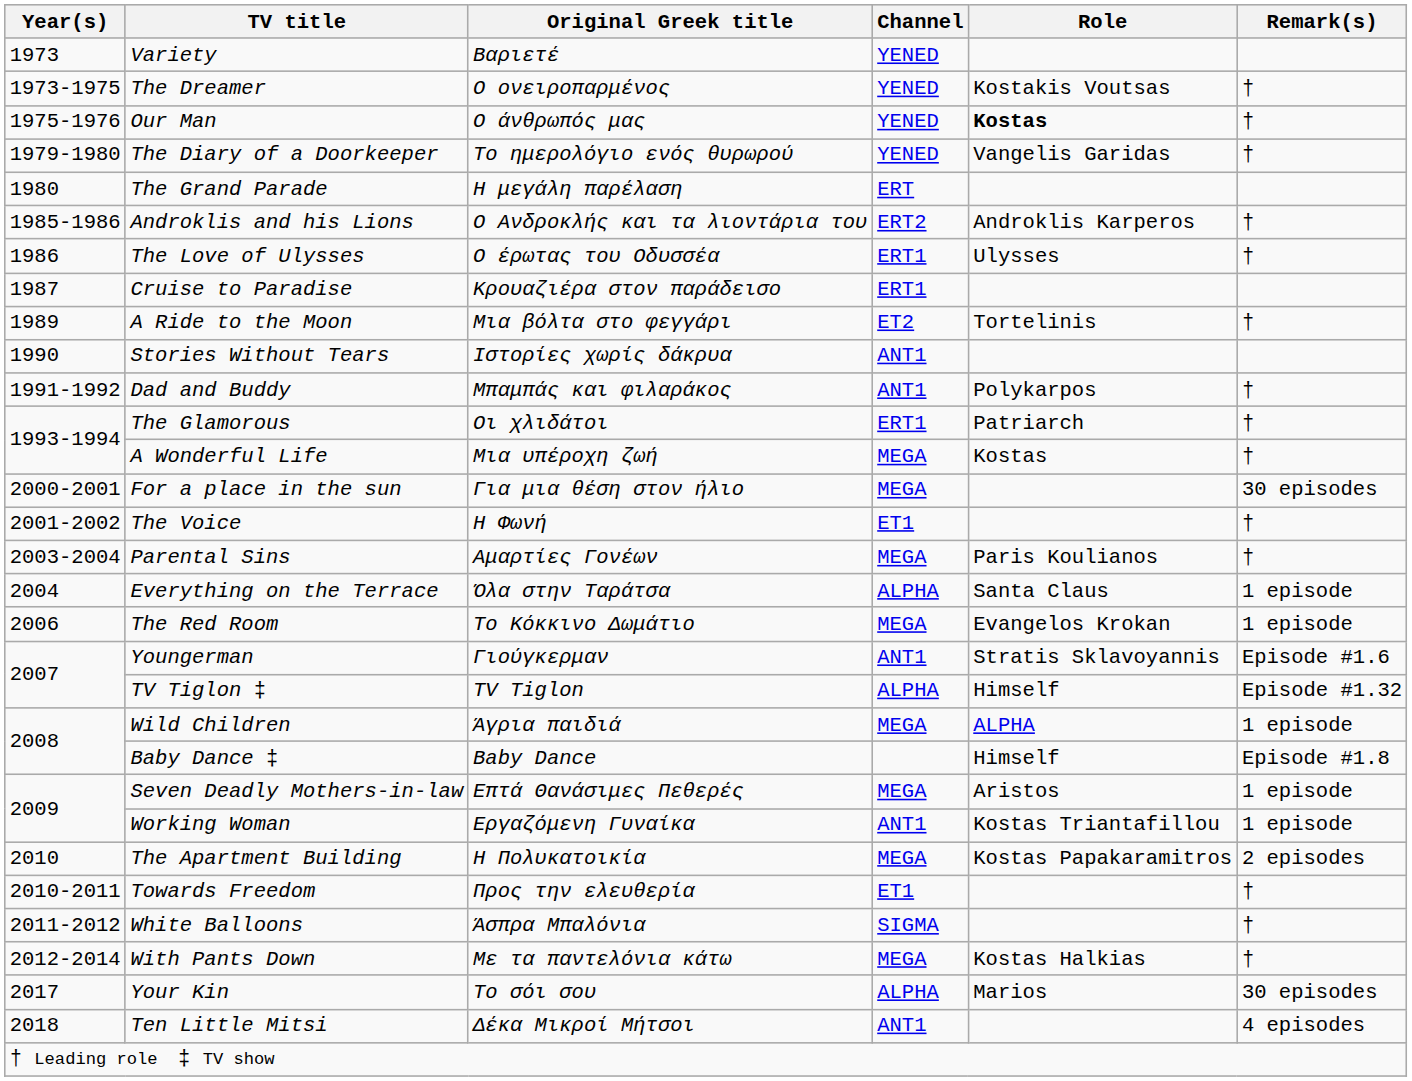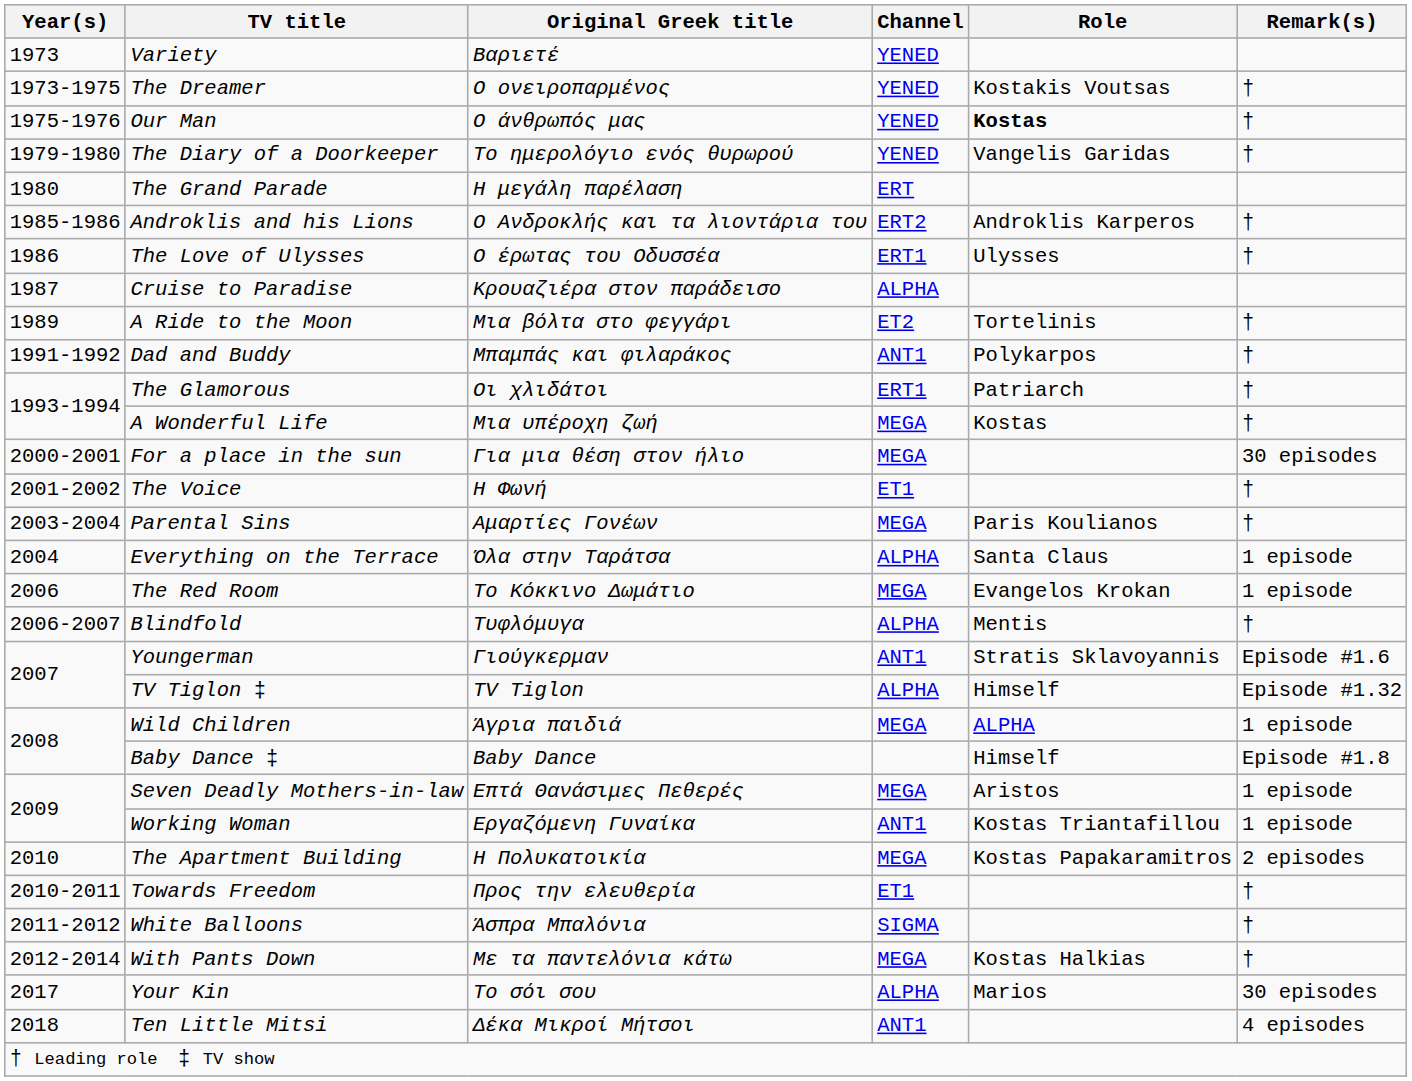(902, 289) ERT1 -> (908, 289) ALPHA
- row: (260, 356)
+ row: (186, 624)
